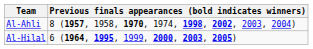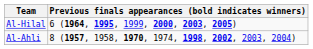rows swapped: (24, 24) <-> (26, 38)
